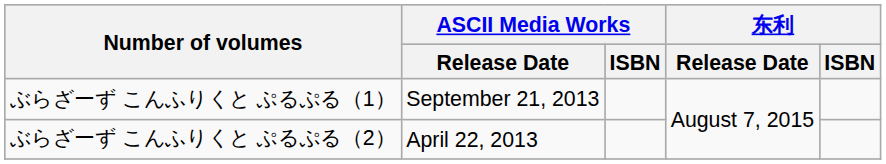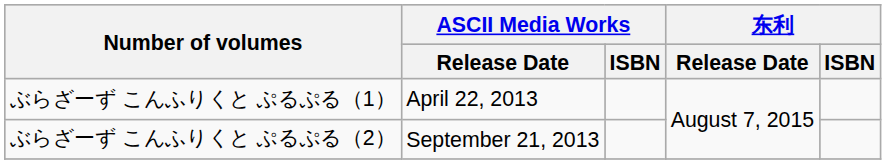(503, 99) September 21, 2013 -> (472, 99) April 22, 2013
(472, 139) April 22, 2013 -> (503, 139) September 21, 2013
